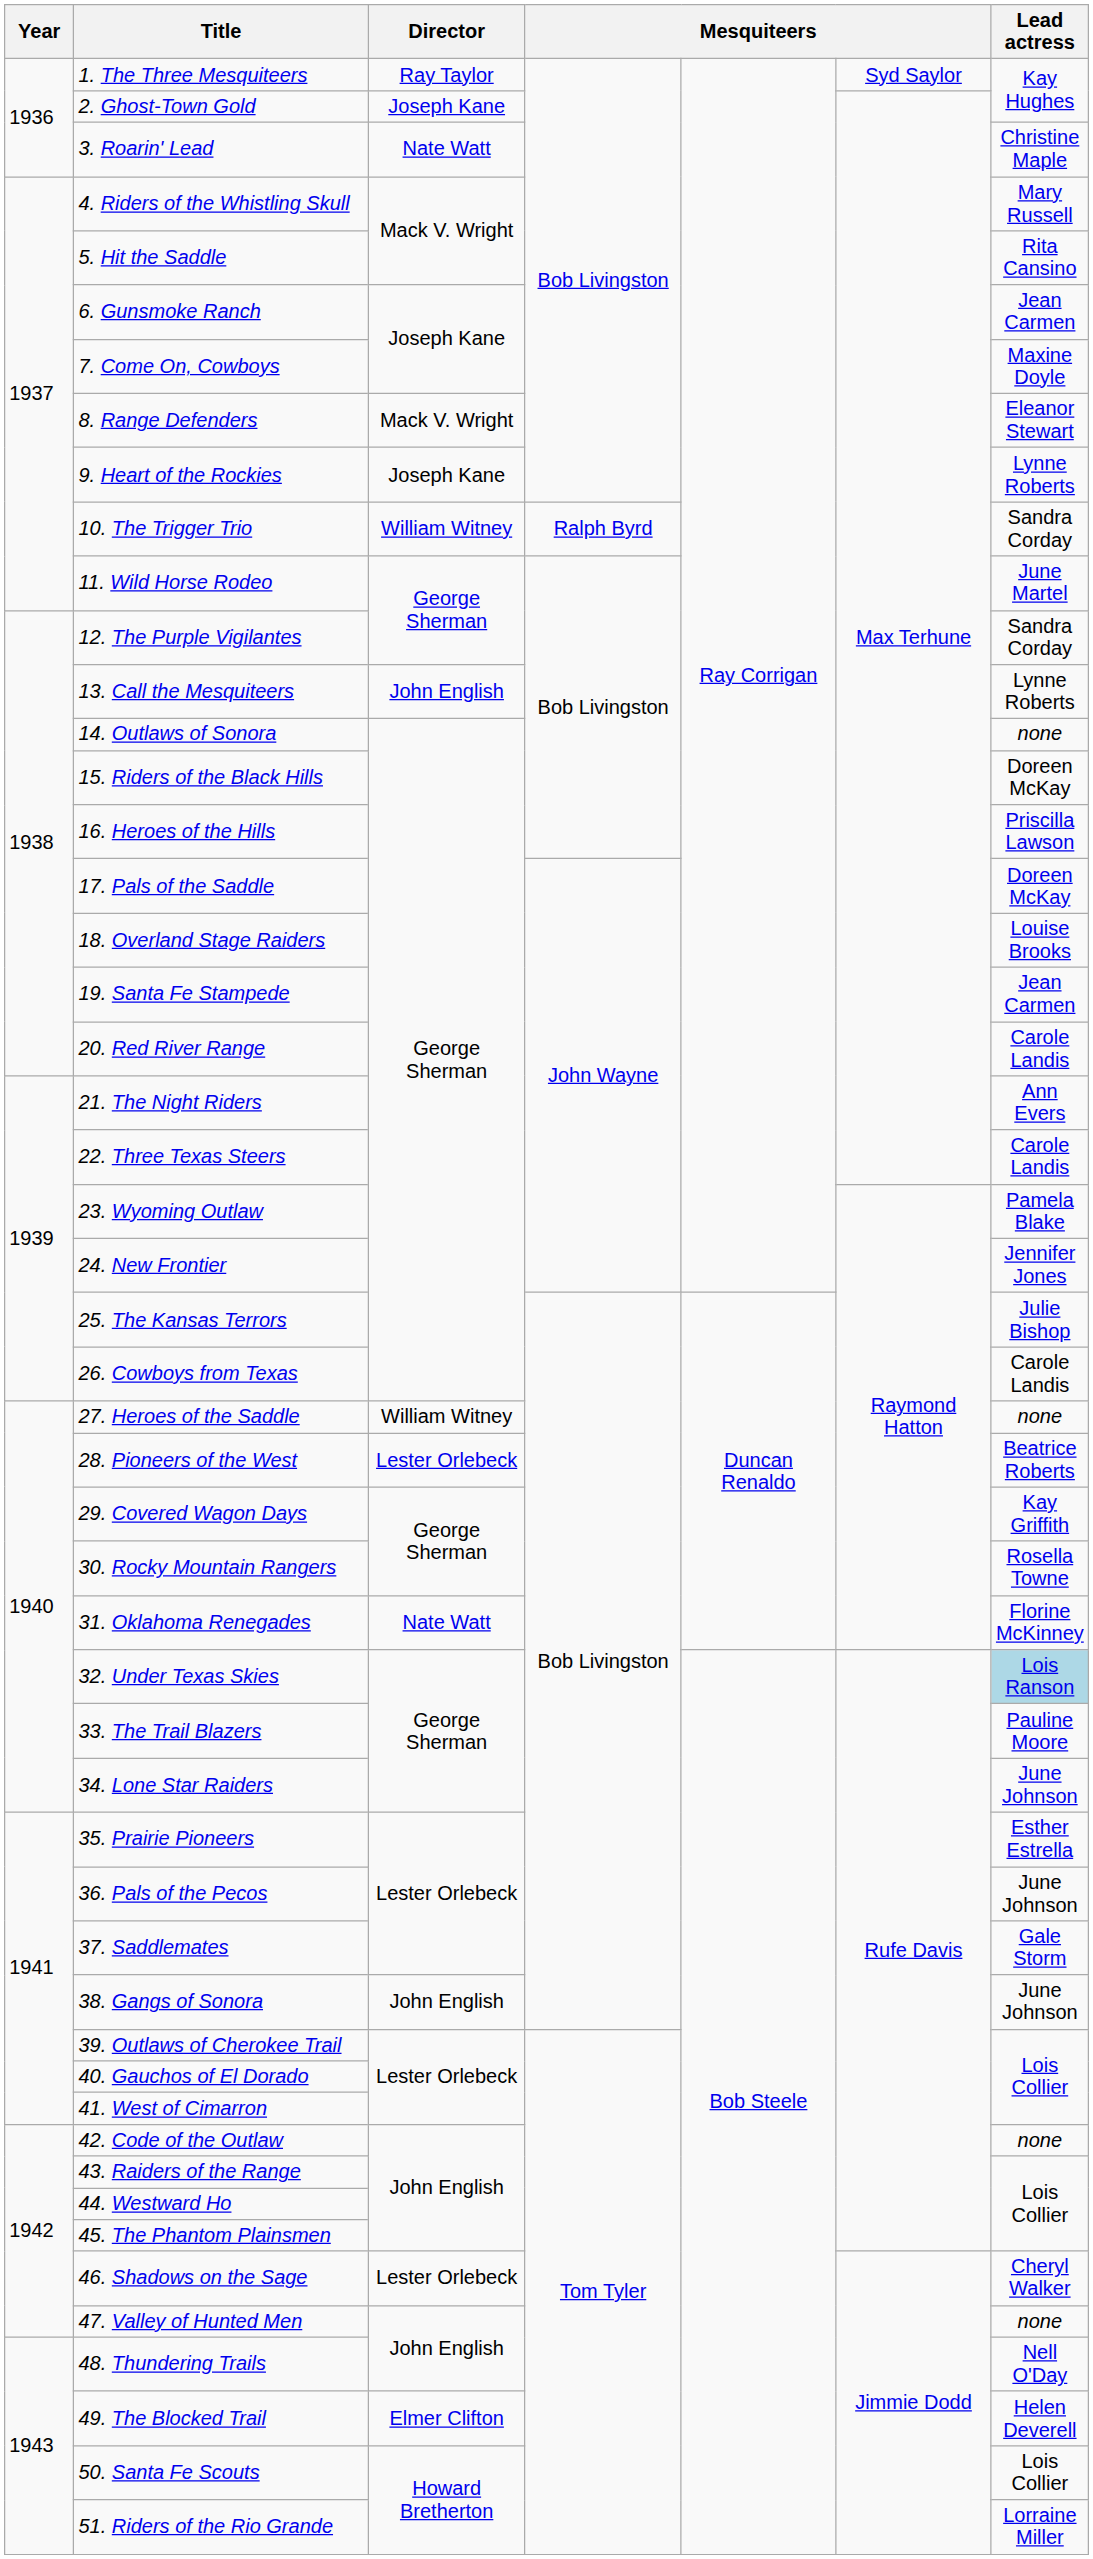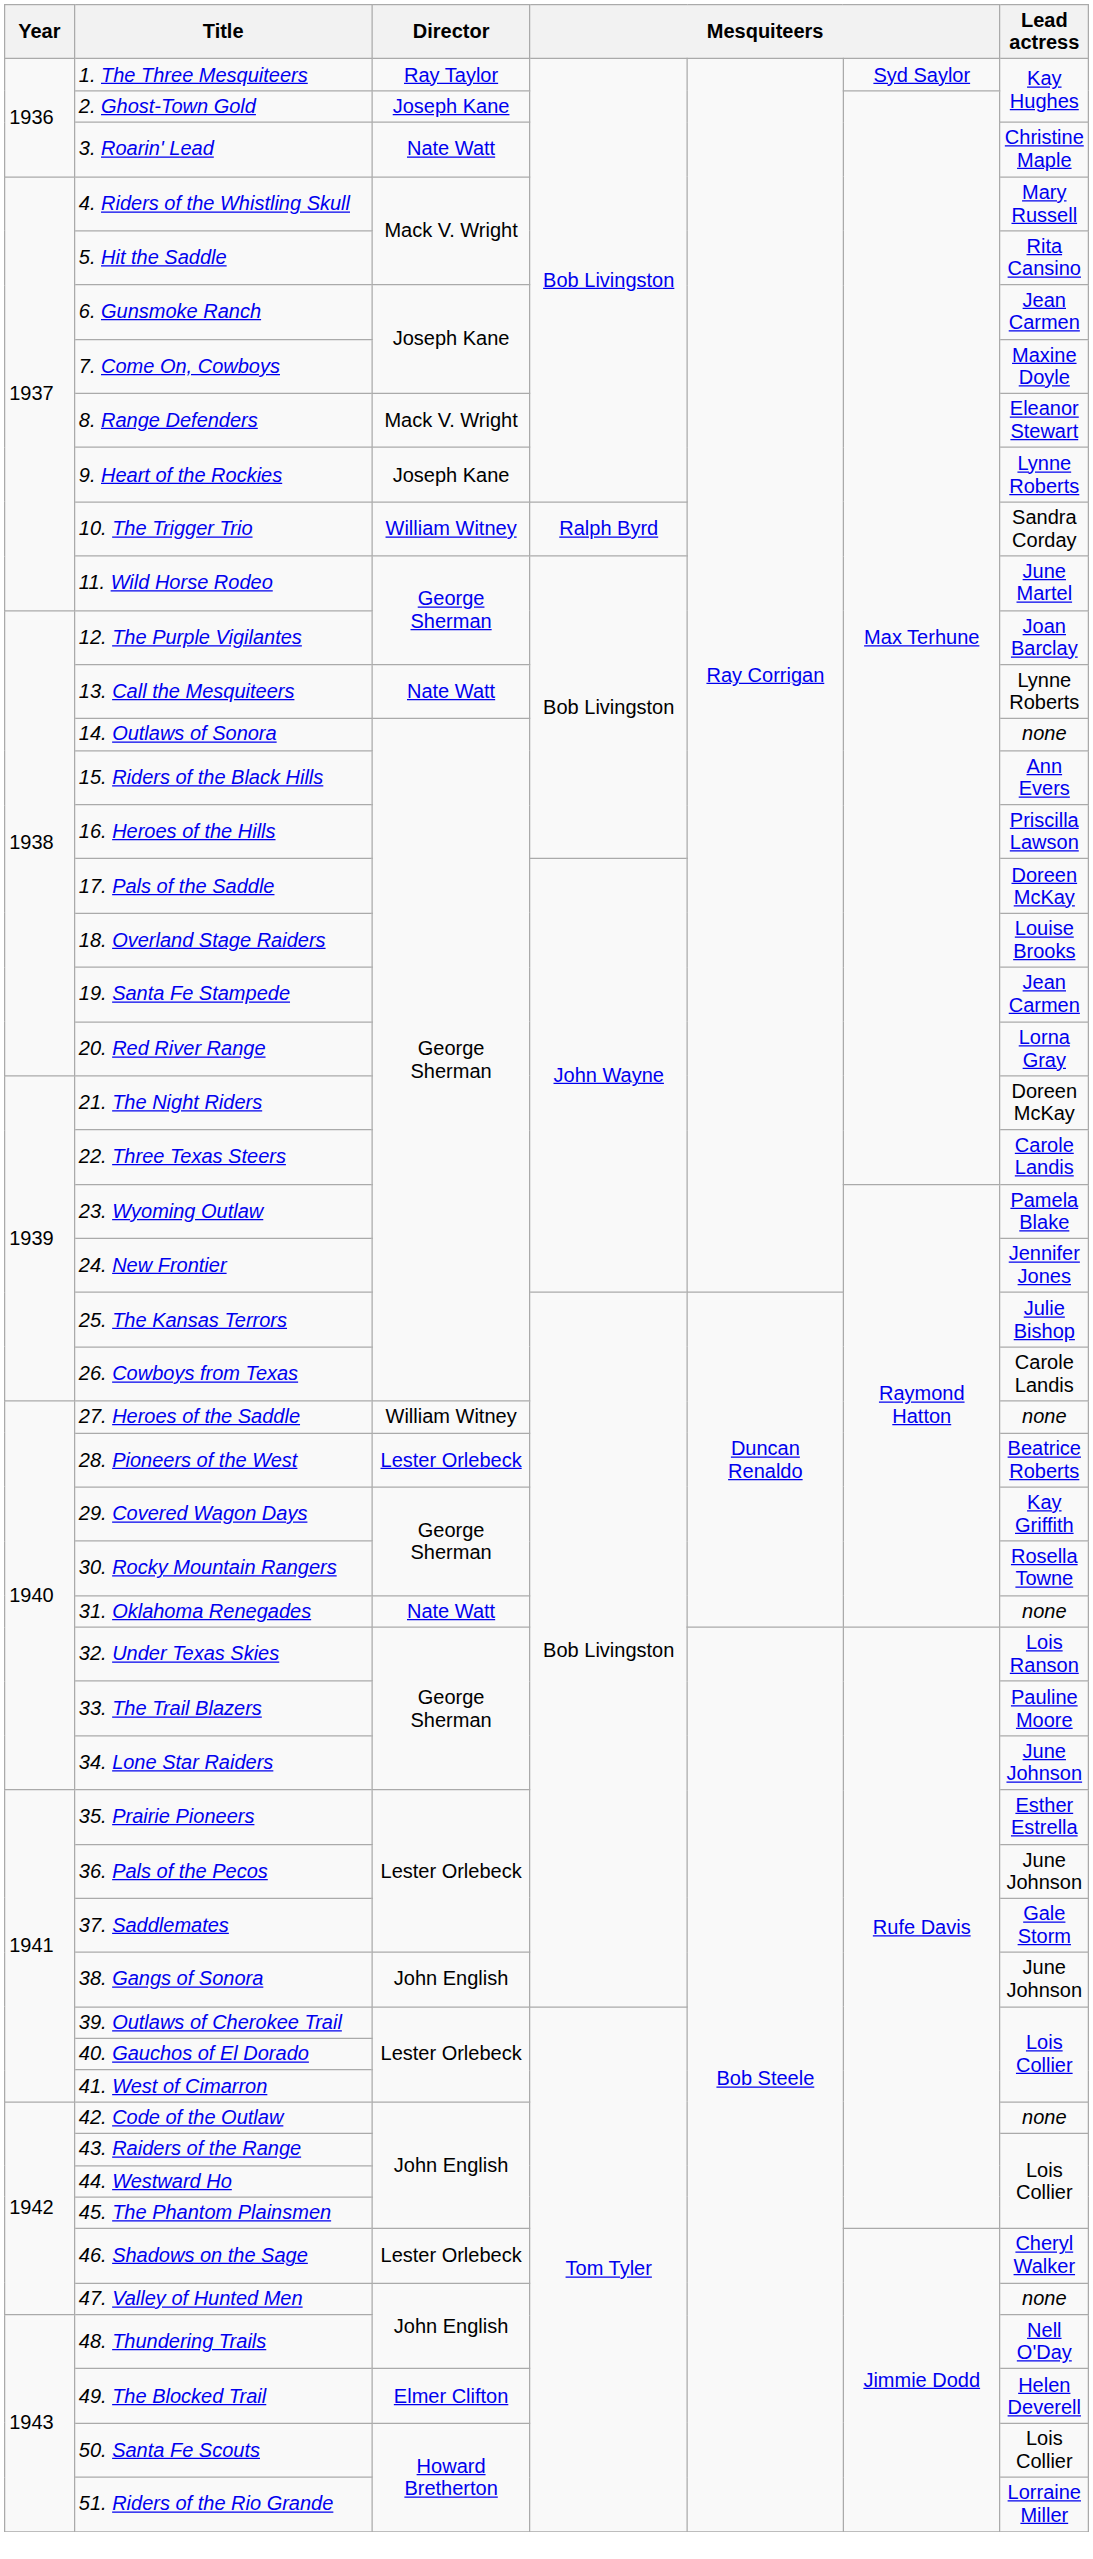(1040, 637) Sandra Corday -> (1044, 637) Joan Barclay
(447, 691) John English -> (451, 691) Nate Watt
(1040, 777) Doreen McKay -> (1044, 777) Ann Evers
(1040, 1048) Carole Landis -> (1044, 1048) Lorna Gray
(1040, 1102) Ann Evers -> (1044, 1102) Doreen McKay
(1040, 1622) Florine McKinney -> (1044, 1611) none
(1040, 1676) lightblue background -> (1044, 1654) no background
